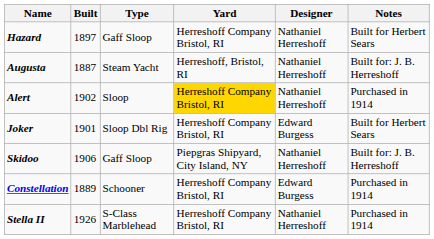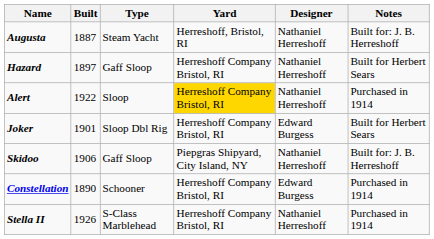rows swapped: (26, 67) <-> (24, 37)
(85, 98) 1902 -> (85, 98) 1922
(85, 189) 1889 -> (85, 189) 1890
